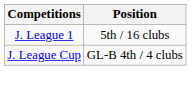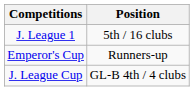+ row: (46, 55)
